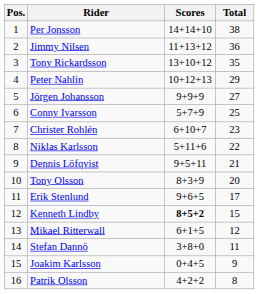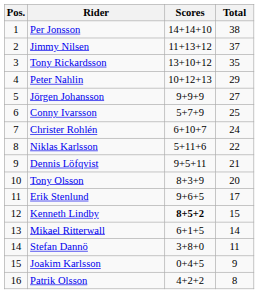(235, 46) 36 -> (235, 46) 37
(235, 130) 23 -> (235, 130) 24
(235, 230) 12 -> (235, 230) 14
